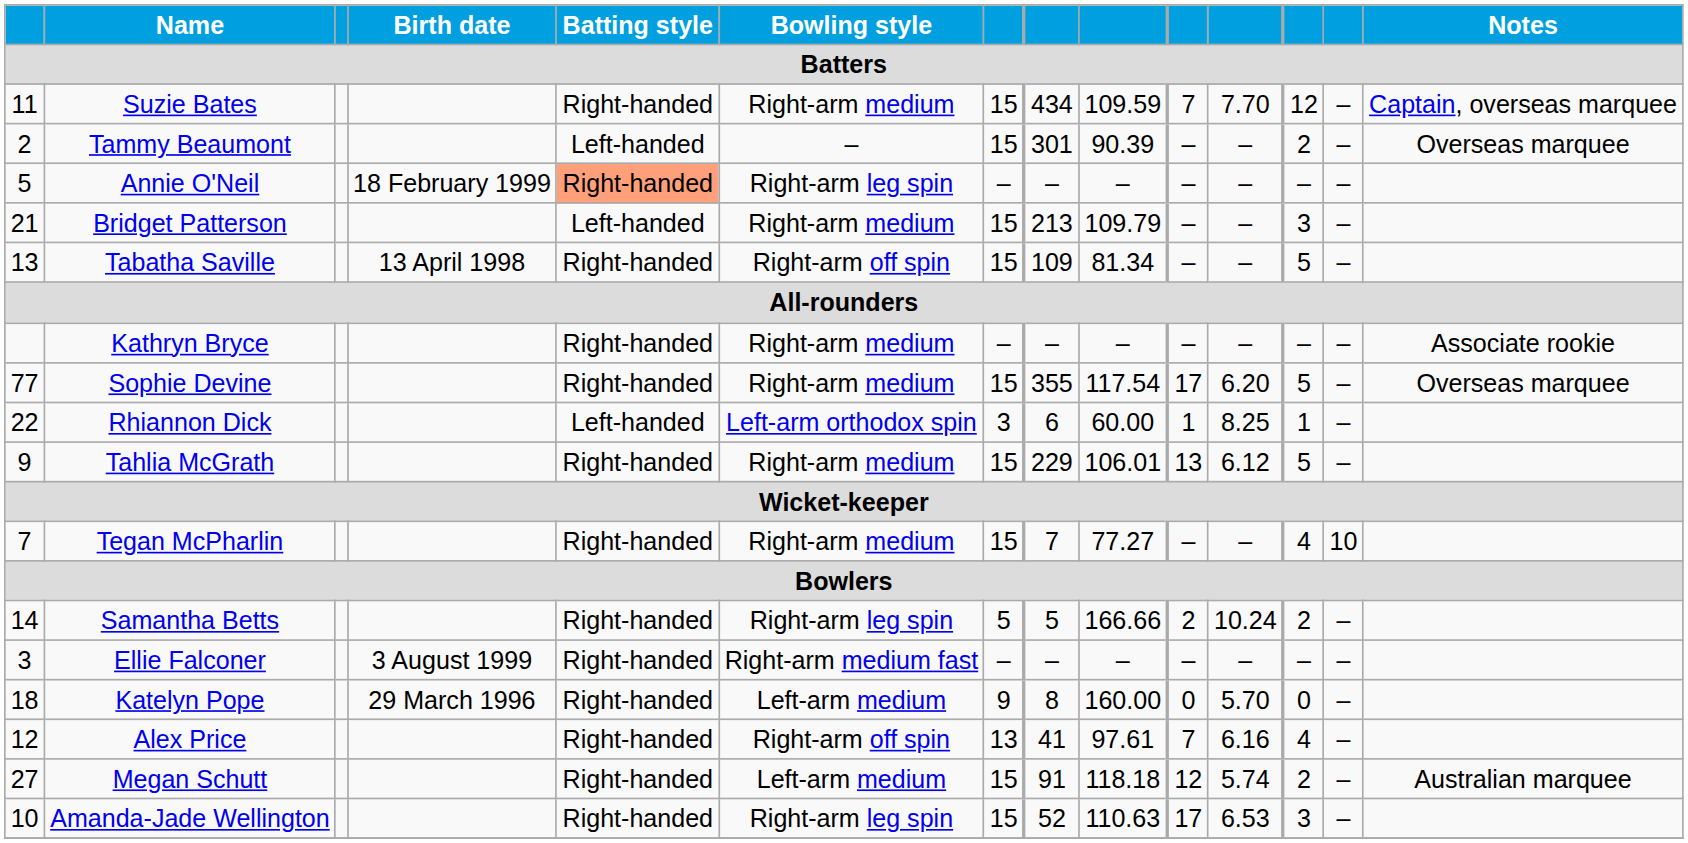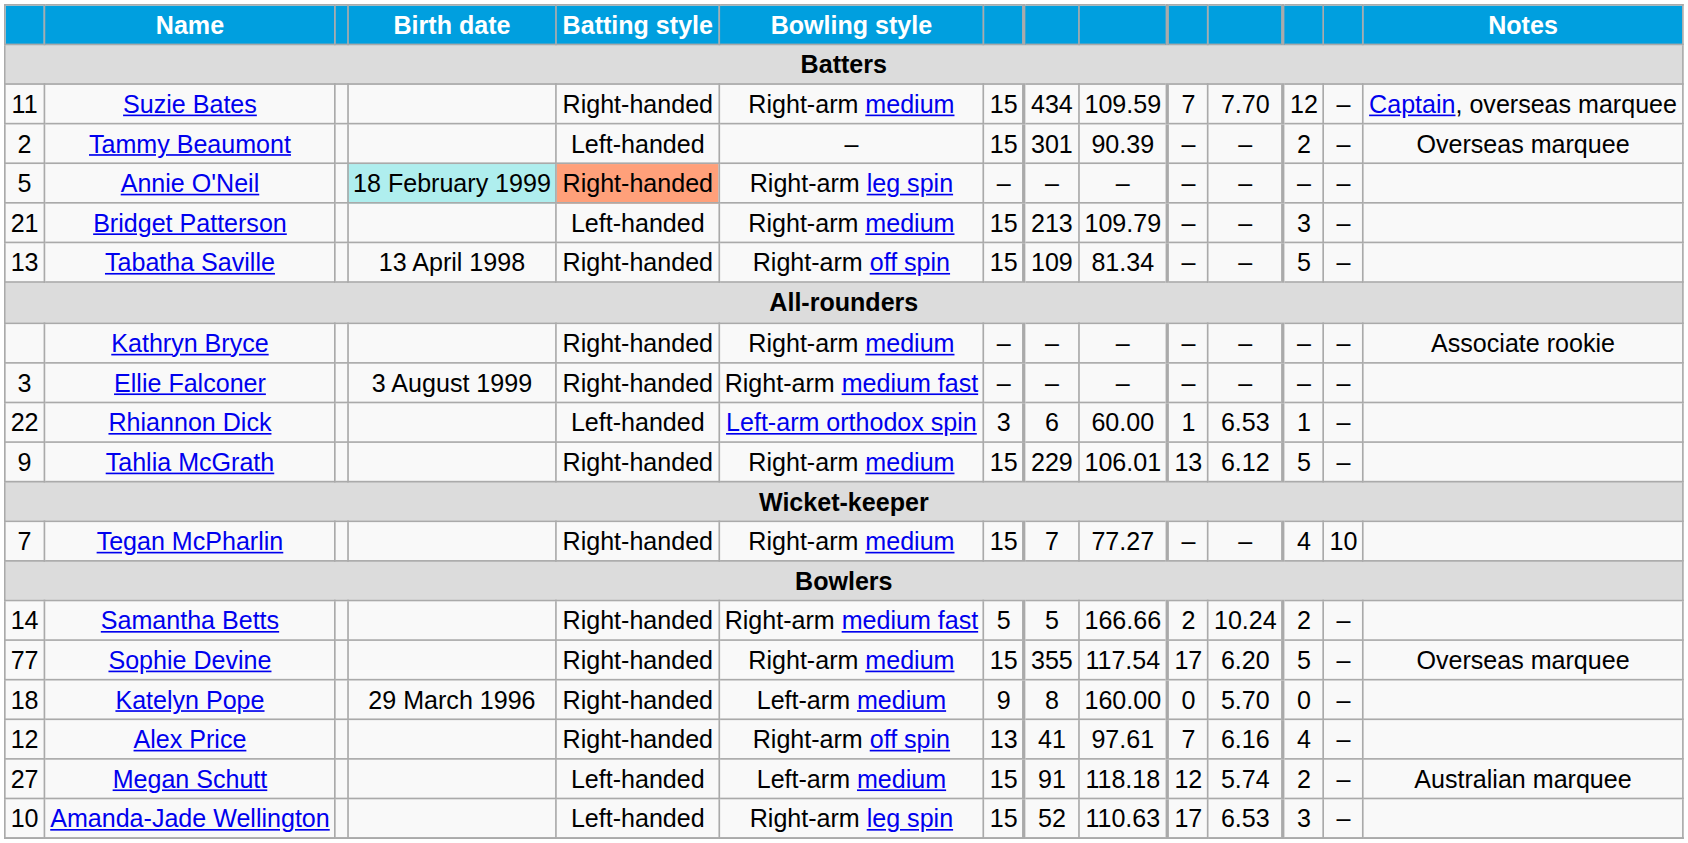(452, 184) no background -> (452, 184) paleturquoise background
rows swapped: (190, 382) <-> (190, 660)
(1245, 422) 8.25 -> (1245, 422) 6.53
(851, 620) Right-arm leg spin -> (851, 620) Right-arm medium fast
(638, 779) Right-handed -> (638, 779) Left-handed
(638, 819) Right-handed -> (638, 819) Left-handed
